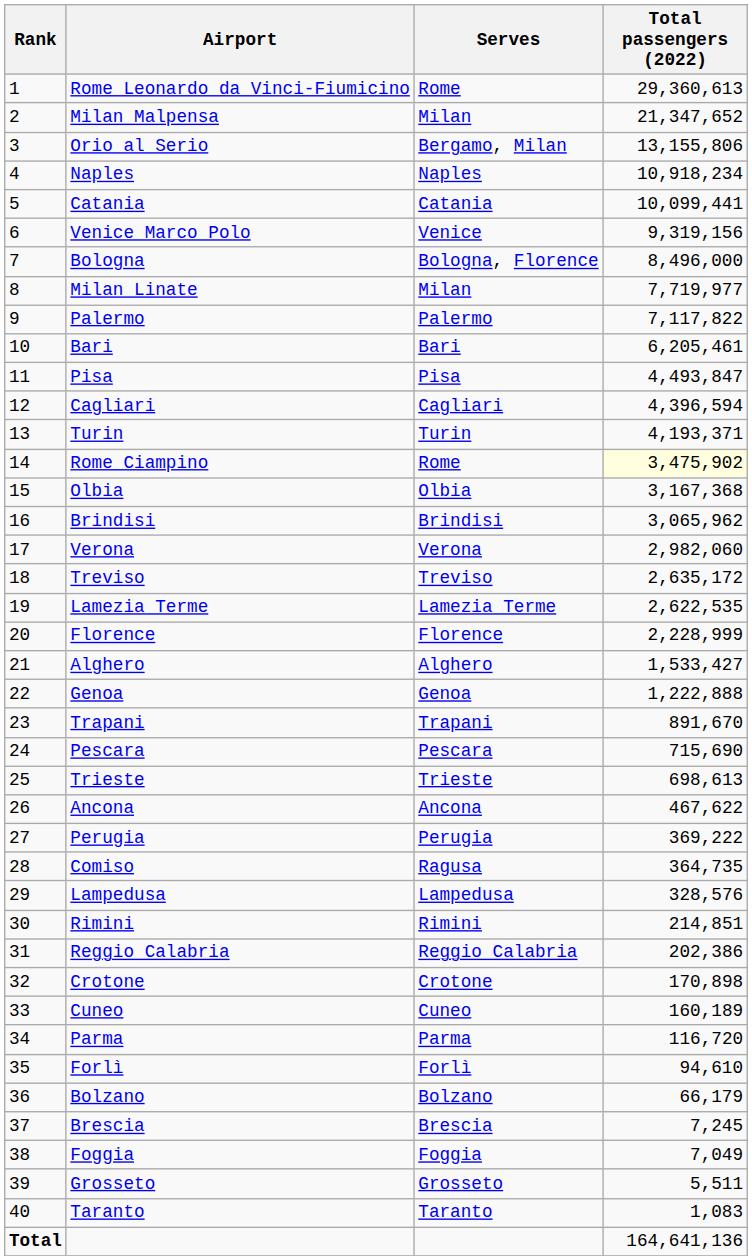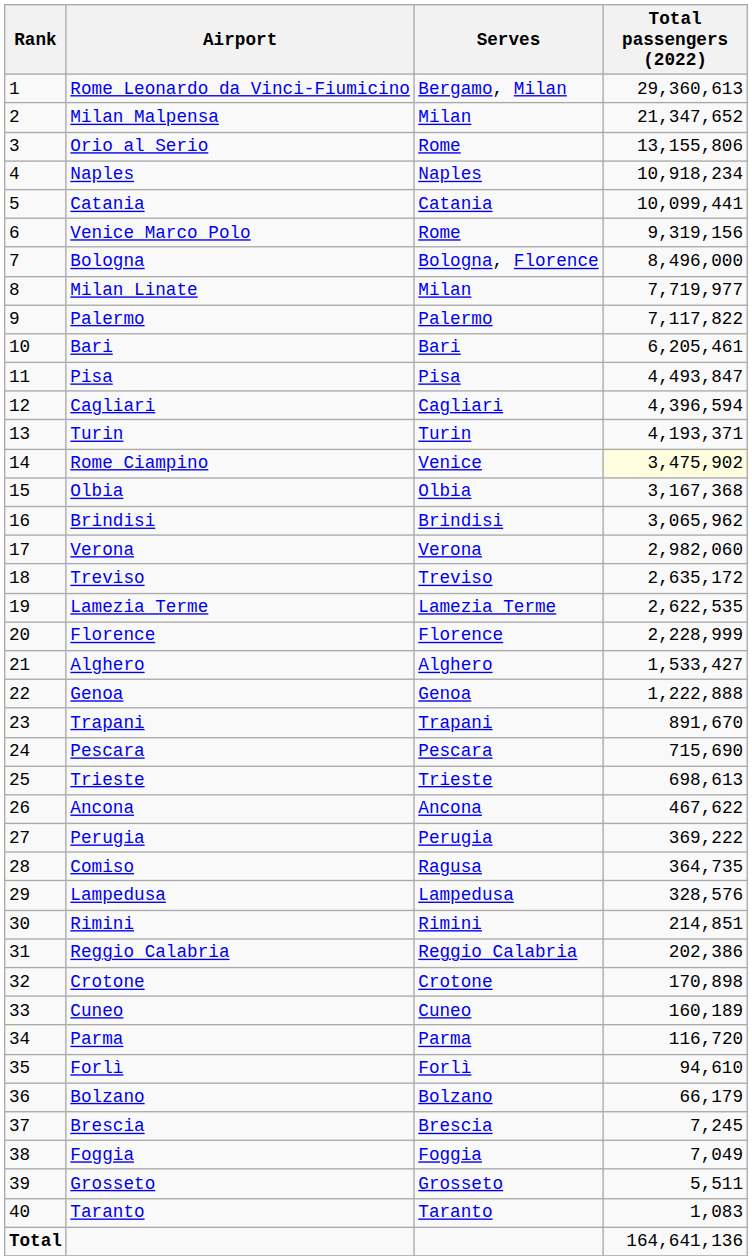(440, 89) Rome -> (493, 89) Bergamo, Milan
(493, 146) Bergamo, Milan -> (440, 146) Rome
(450, 233) Venice -> (440, 233) Rome
(440, 463) Rome -> (450, 463) Venice
